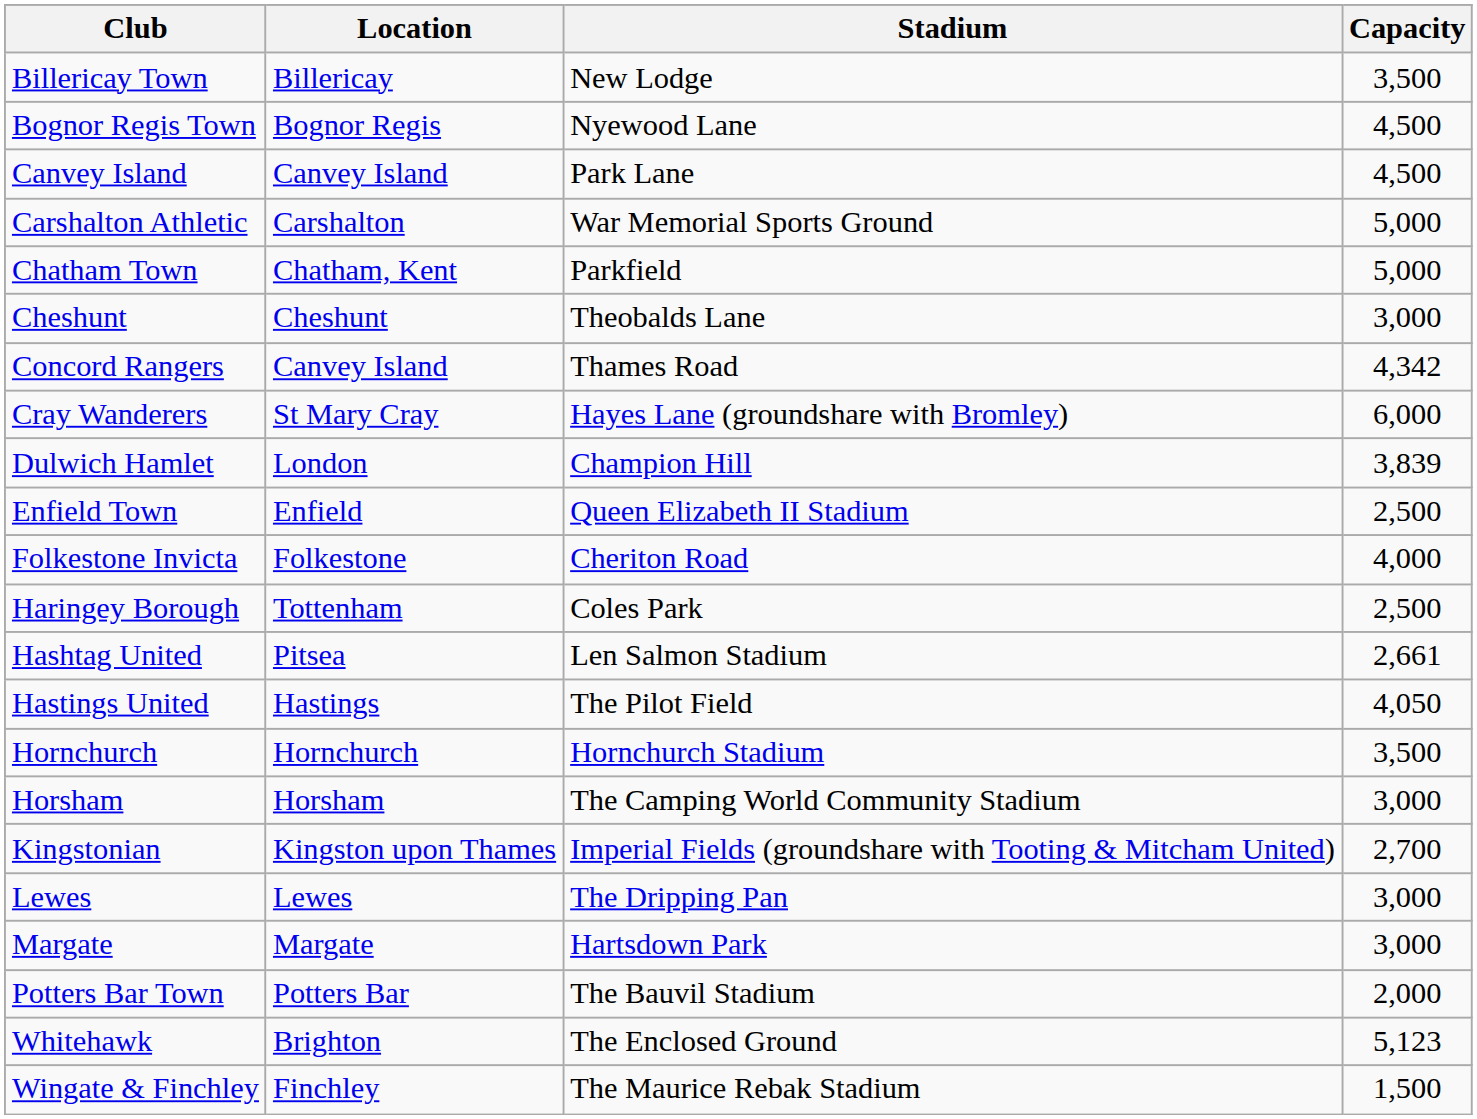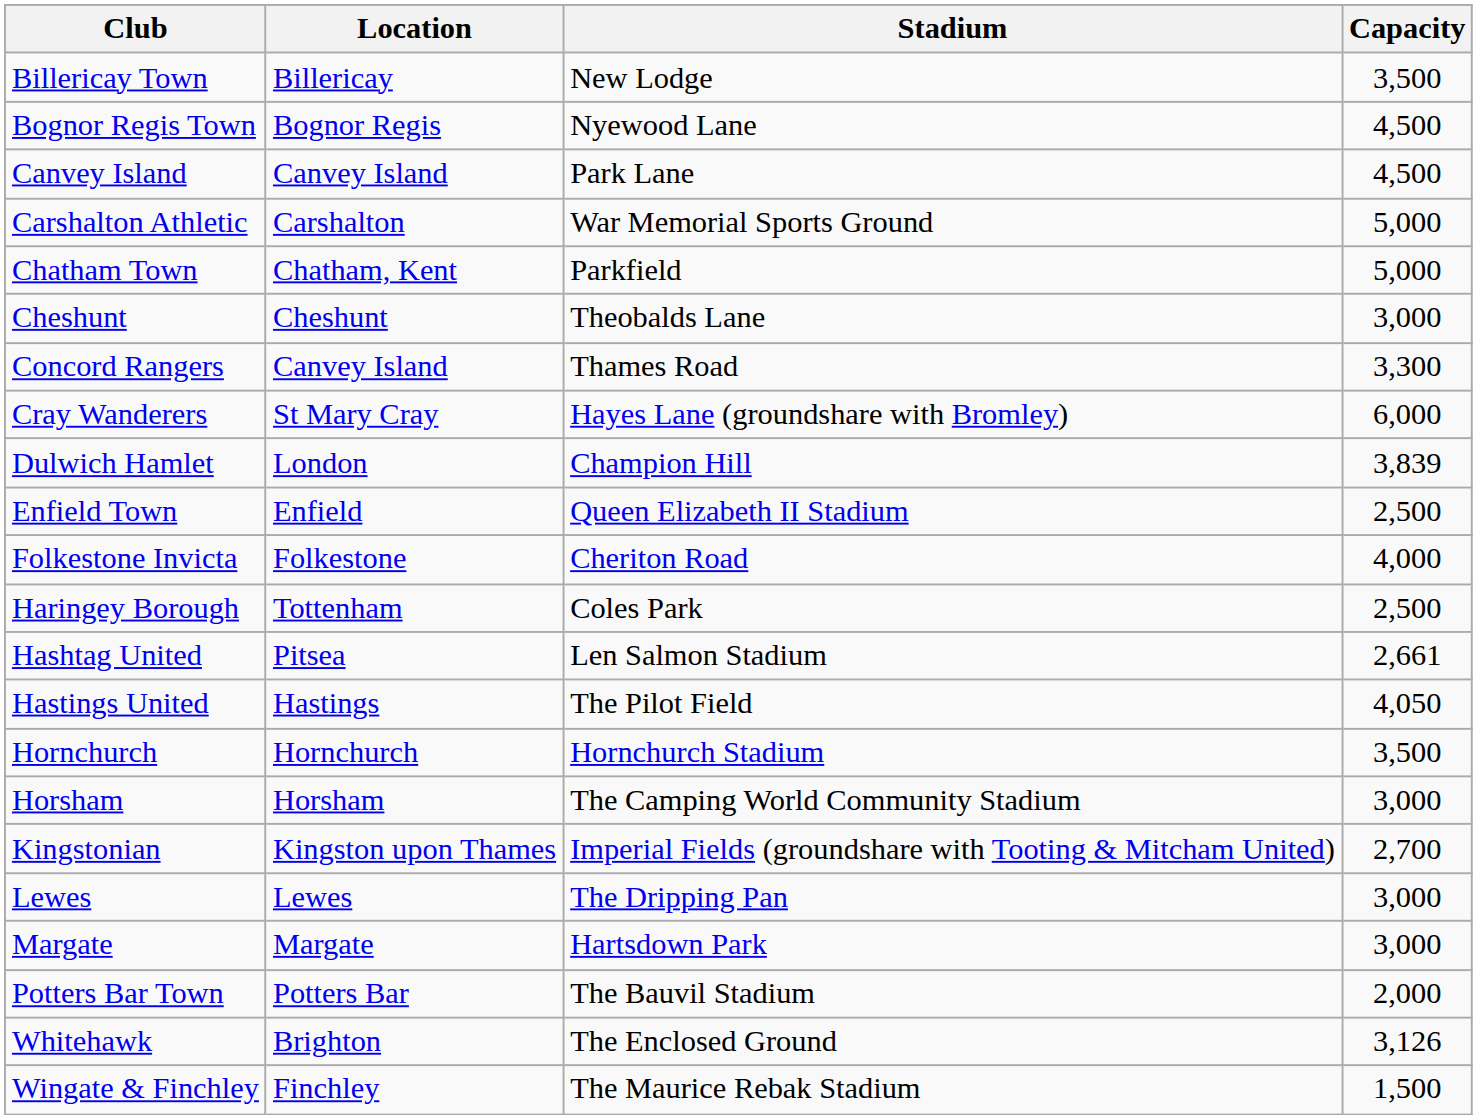(1407, 366) 4,342 -> (1407, 366) 3,300
(1407, 1041) 5,123 -> (1407, 1041) 3,126
